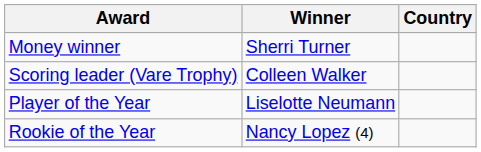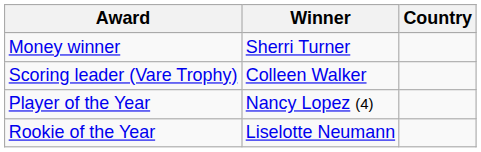(320, 103) Liselotte Neumann -> (310, 103) Nancy Lopez (4)
(310, 132) Nancy Lopez (4) -> (320, 132) Liselotte Neumann
